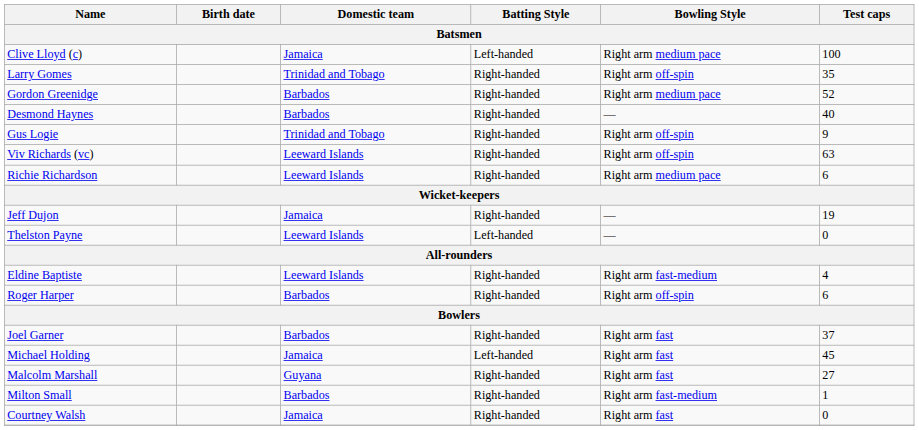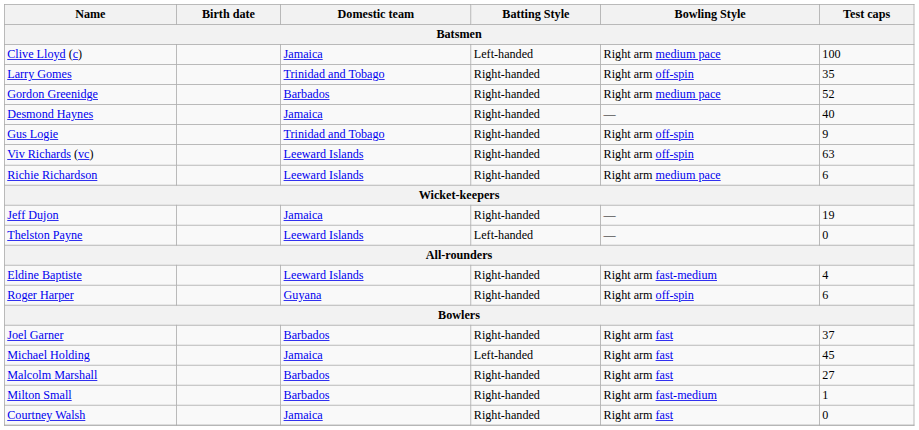(307, 114) Barbados -> (303, 114) Jamaica
(307, 295) Barbados -> (302, 295) Guyana
(302, 375) Guyana -> (307, 375) Barbados
